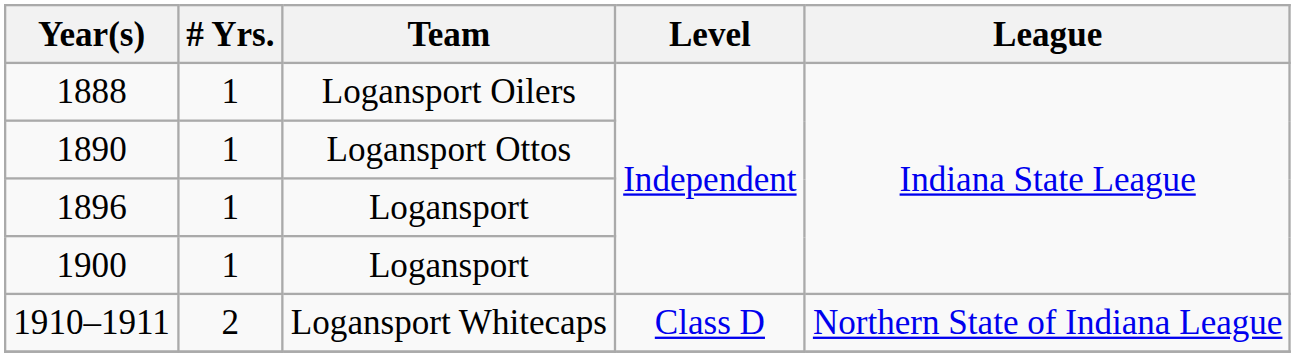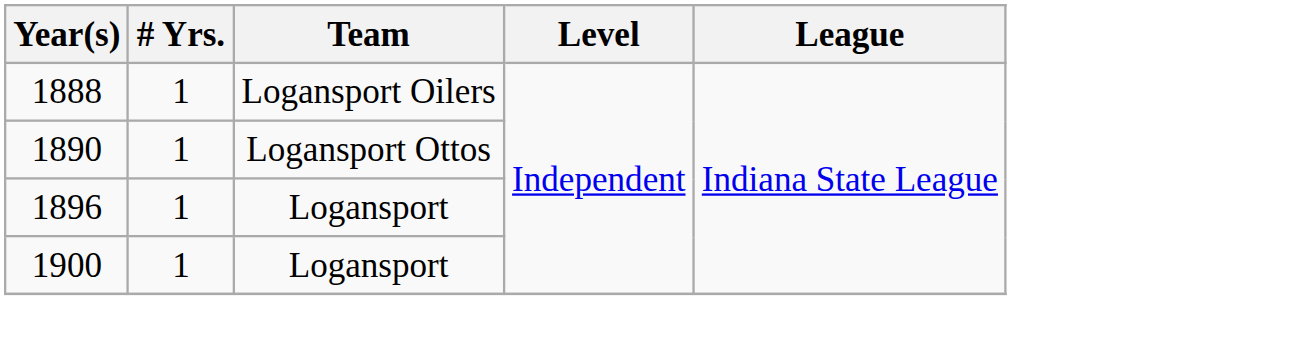- row: (92, 323)
